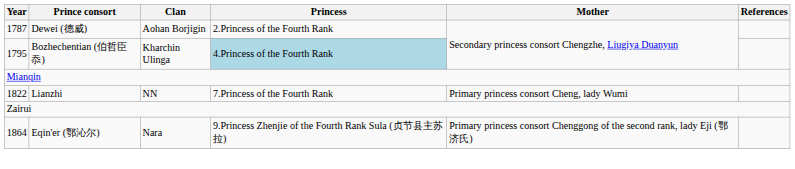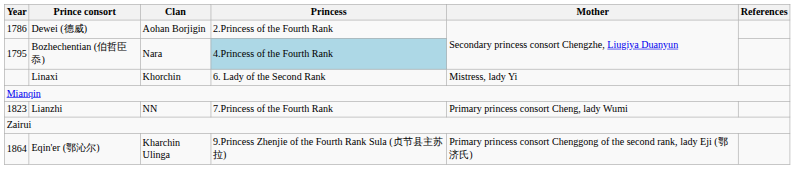(17, 29) 1787 -> (17, 29) 1786
(161, 53) Kharchin Ulinga -> (152, 53) Nara
+ row: (45, 77)
(17, 93) 1822 -> (17, 109) 1823
(152, 132) Nara -> (161, 148) Kharchin Ulinga
